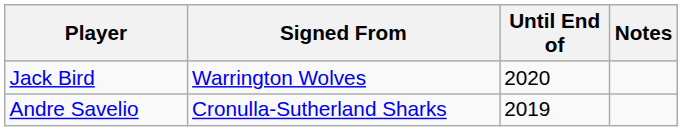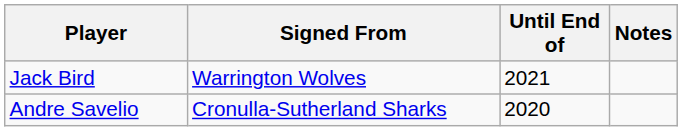(527, 77) 2020 -> (527, 77) 2021
(527, 110) 2019 -> (527, 110) 2020
